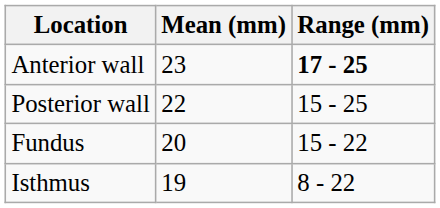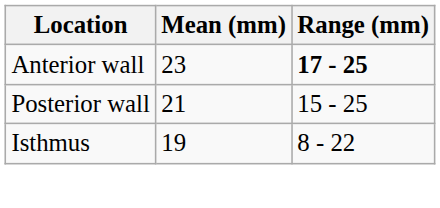(174, 103) 22 -> (174, 103) 21
- row: (48, 142)
